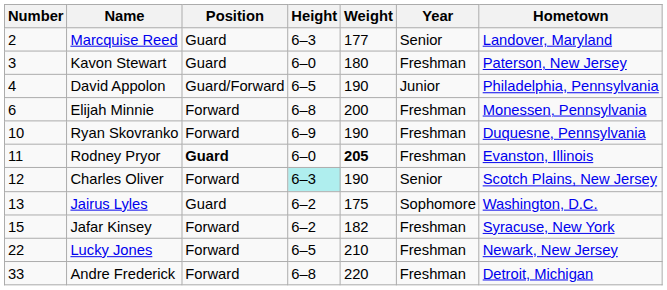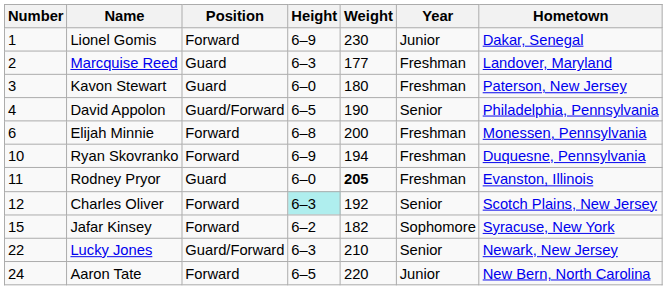+ row: (113, 40)
(421, 40) Senior -> (433, 63) Freshman
(420, 86) Junior -> (421, 110) Senior
(356, 133) 190 -> (356, 156) 194
(207, 156) bold -> (206, 180) normal
(356, 180) 190 -> (356, 203) 192
- row: (109, 203)
(433, 226) Freshman -> (438, 226) Sophomore
(212, 250) Forward -> (235, 250) Guard/Forward
(304, 250) 6–5 -> (304, 250) 6–3
(433, 250) Freshman -> (421, 250) Senior
+ row: (106, 273)
- row: (123, 273)
